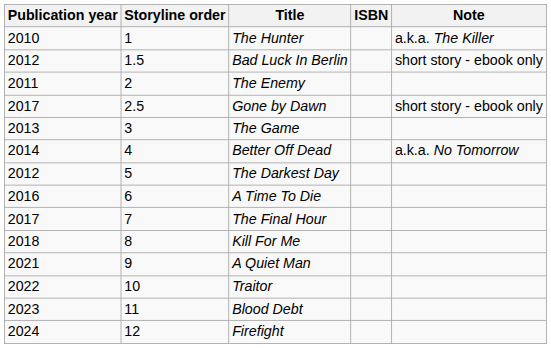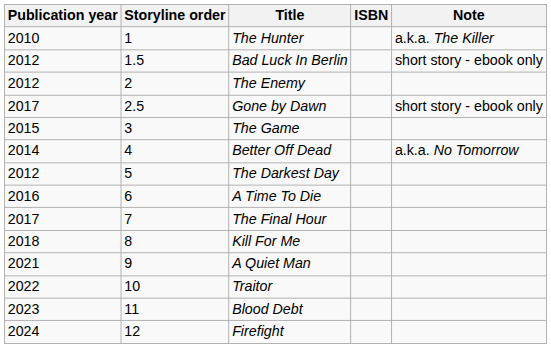(23, 83) 2011 -> (24, 83) 2012
(24, 128) 2013 -> (24, 128) 2015
